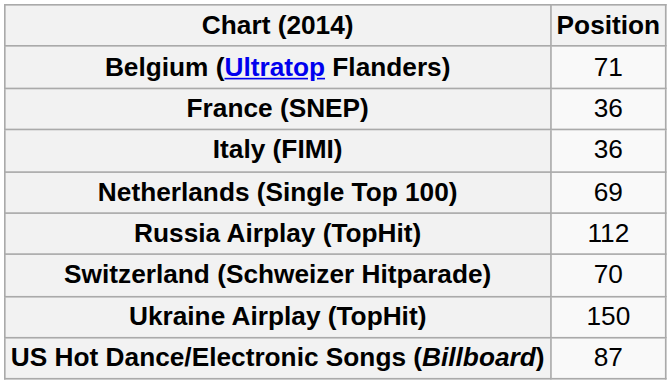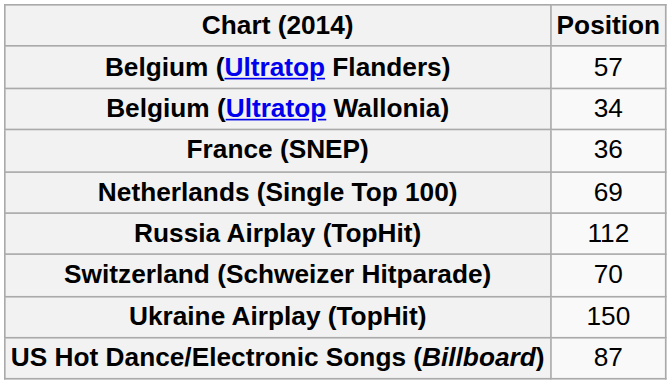(608, 66) 71 -> (608, 66) 57
+ row: (278, 108)
- row: (278, 150)
